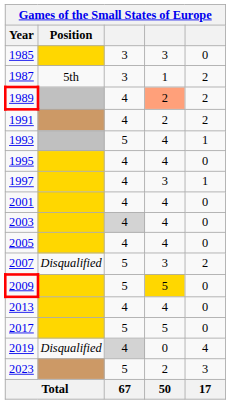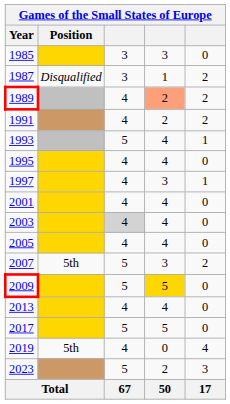(71, 76) 5th -> (71, 76) Disqualified
(71, 264) Disqualified -> (71, 264) 5th
(71, 348) Disqualified -> (71, 348) 5th
(125, 348) lightgrey background -> (125, 348) no background
